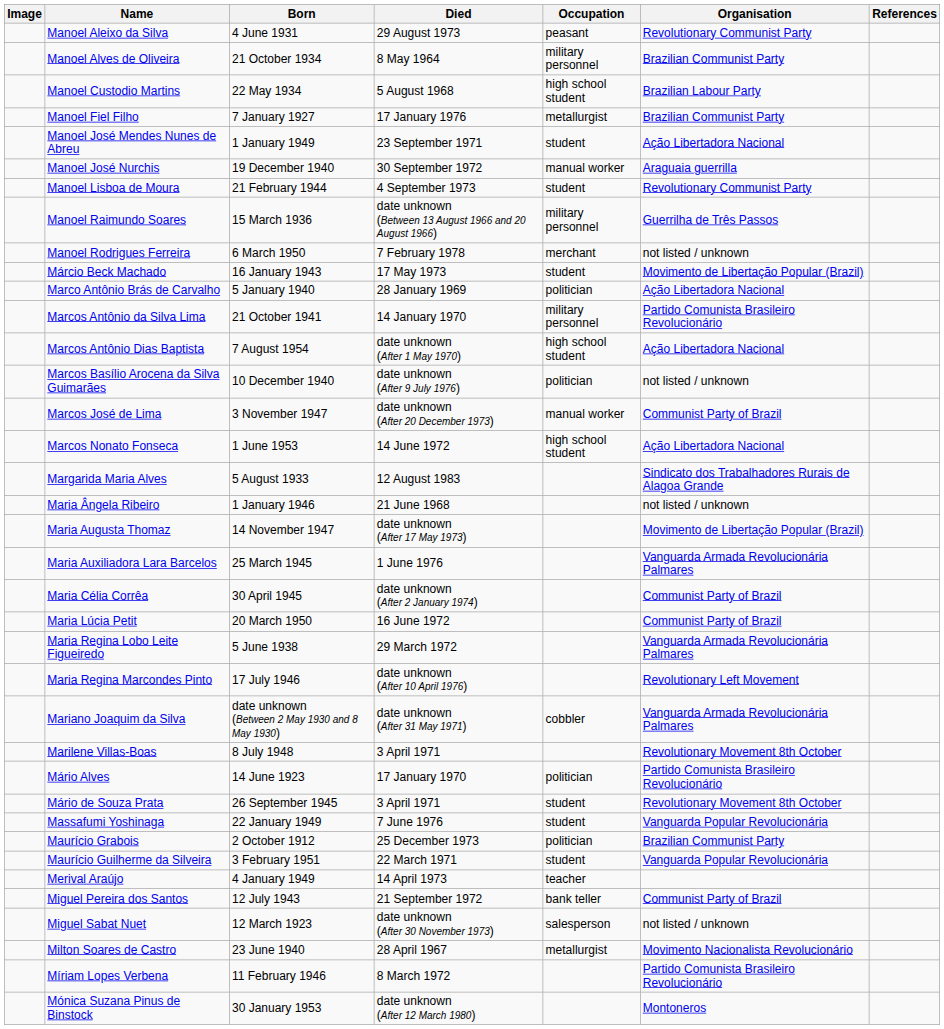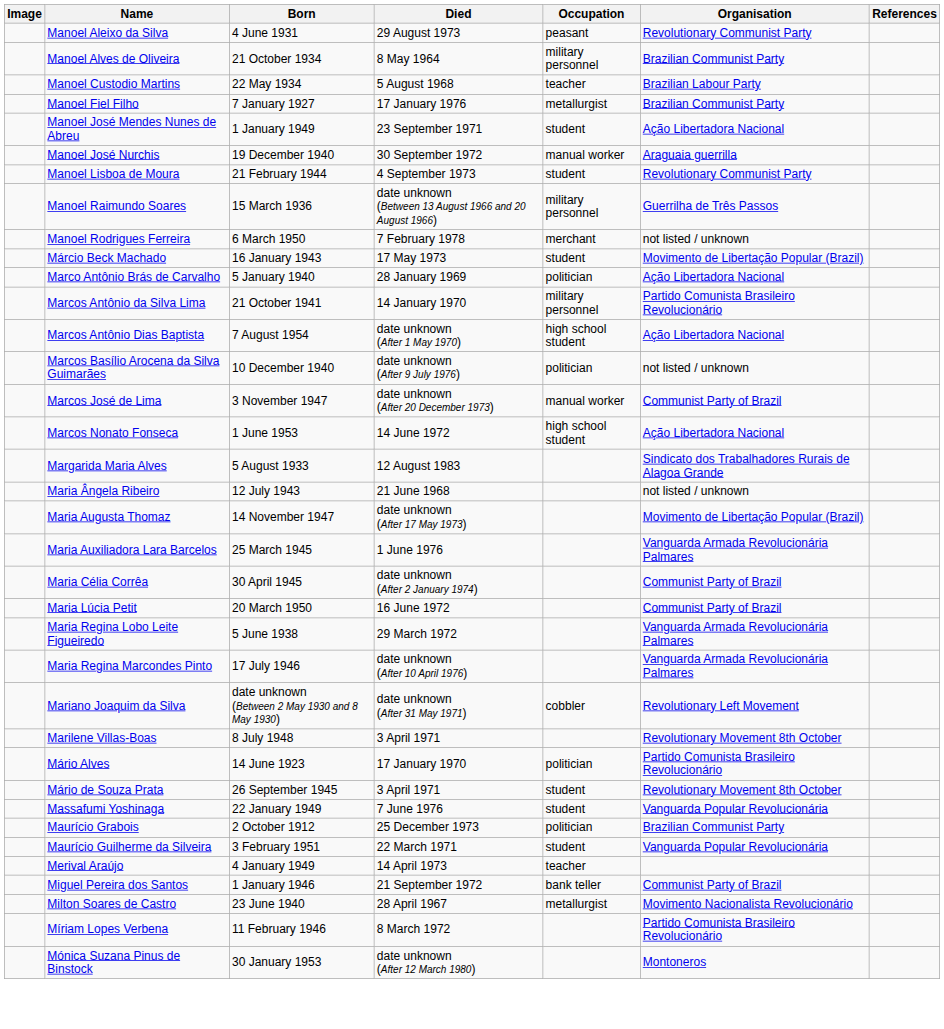(576, 91) high school student -> (566, 84) teacher
(273, 505) 1 January 1946 -> (266, 491) 12 July 1943
(721, 680) Revolutionary Left Movement -> (735, 666) Vanguarda Armada Revolucionária Palmares
(735, 719) Vanguarda Armada Revolucionária Palmares -> (721, 705) Revolutionary Left Movement
(266, 898) 12 July 1943 -> (273, 885) 1 January 1946
- row: (97, 924)
